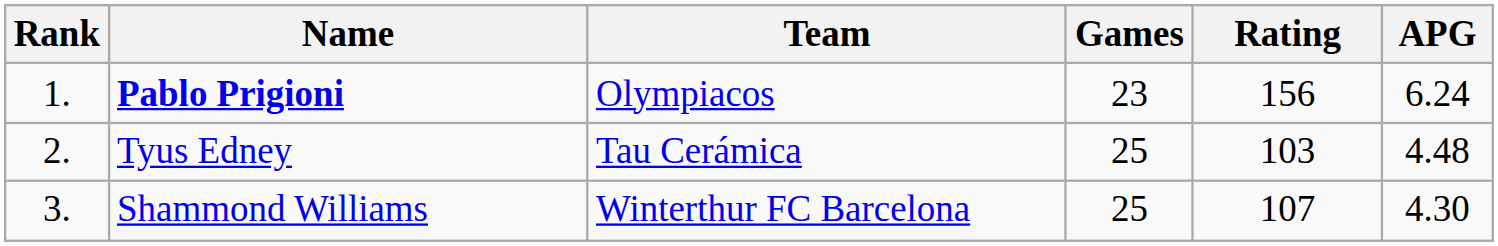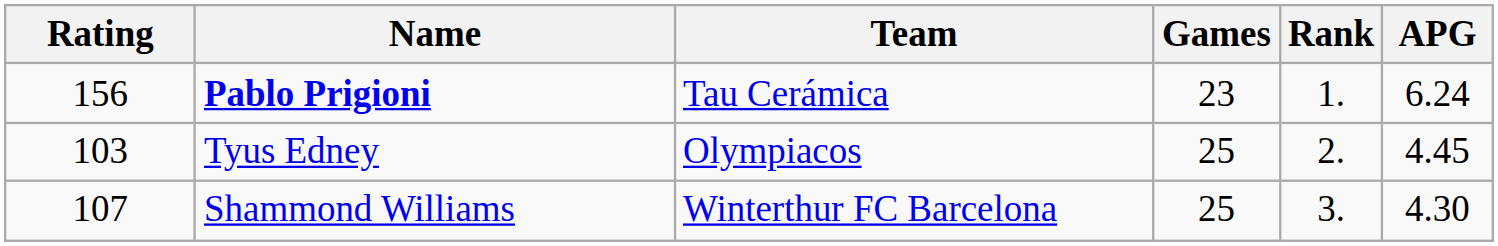columns swapped: (57, 33) <-> (1288, 33)
(685, 92) Olympiacos -> (786, 92) Tau Cerámica
(699, 151) Tau Cerámica -> (772, 151) Olympiacos
(1437, 151) 4.48 -> (1437, 151) 4.45
